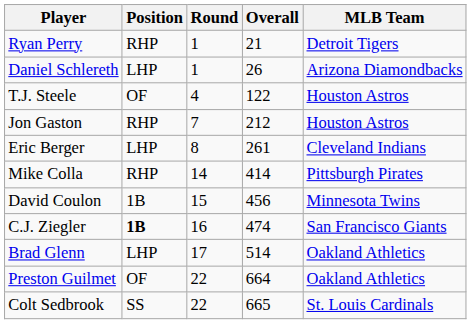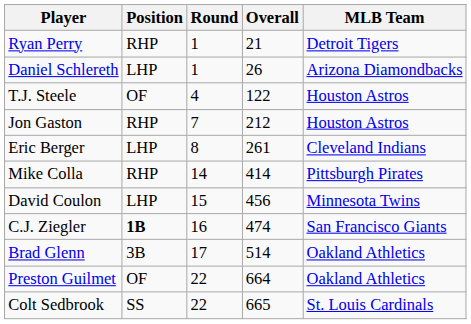(136, 200) 1B -> (142, 200) LHP
(142, 252) LHP -> (136, 252) 3B
